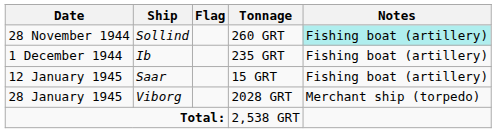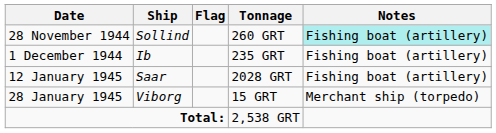(254, 76) 15 GRT -> (262, 76) 2028 GRT
(262, 97) 2028 GRT -> (254, 97) 15 GRT
